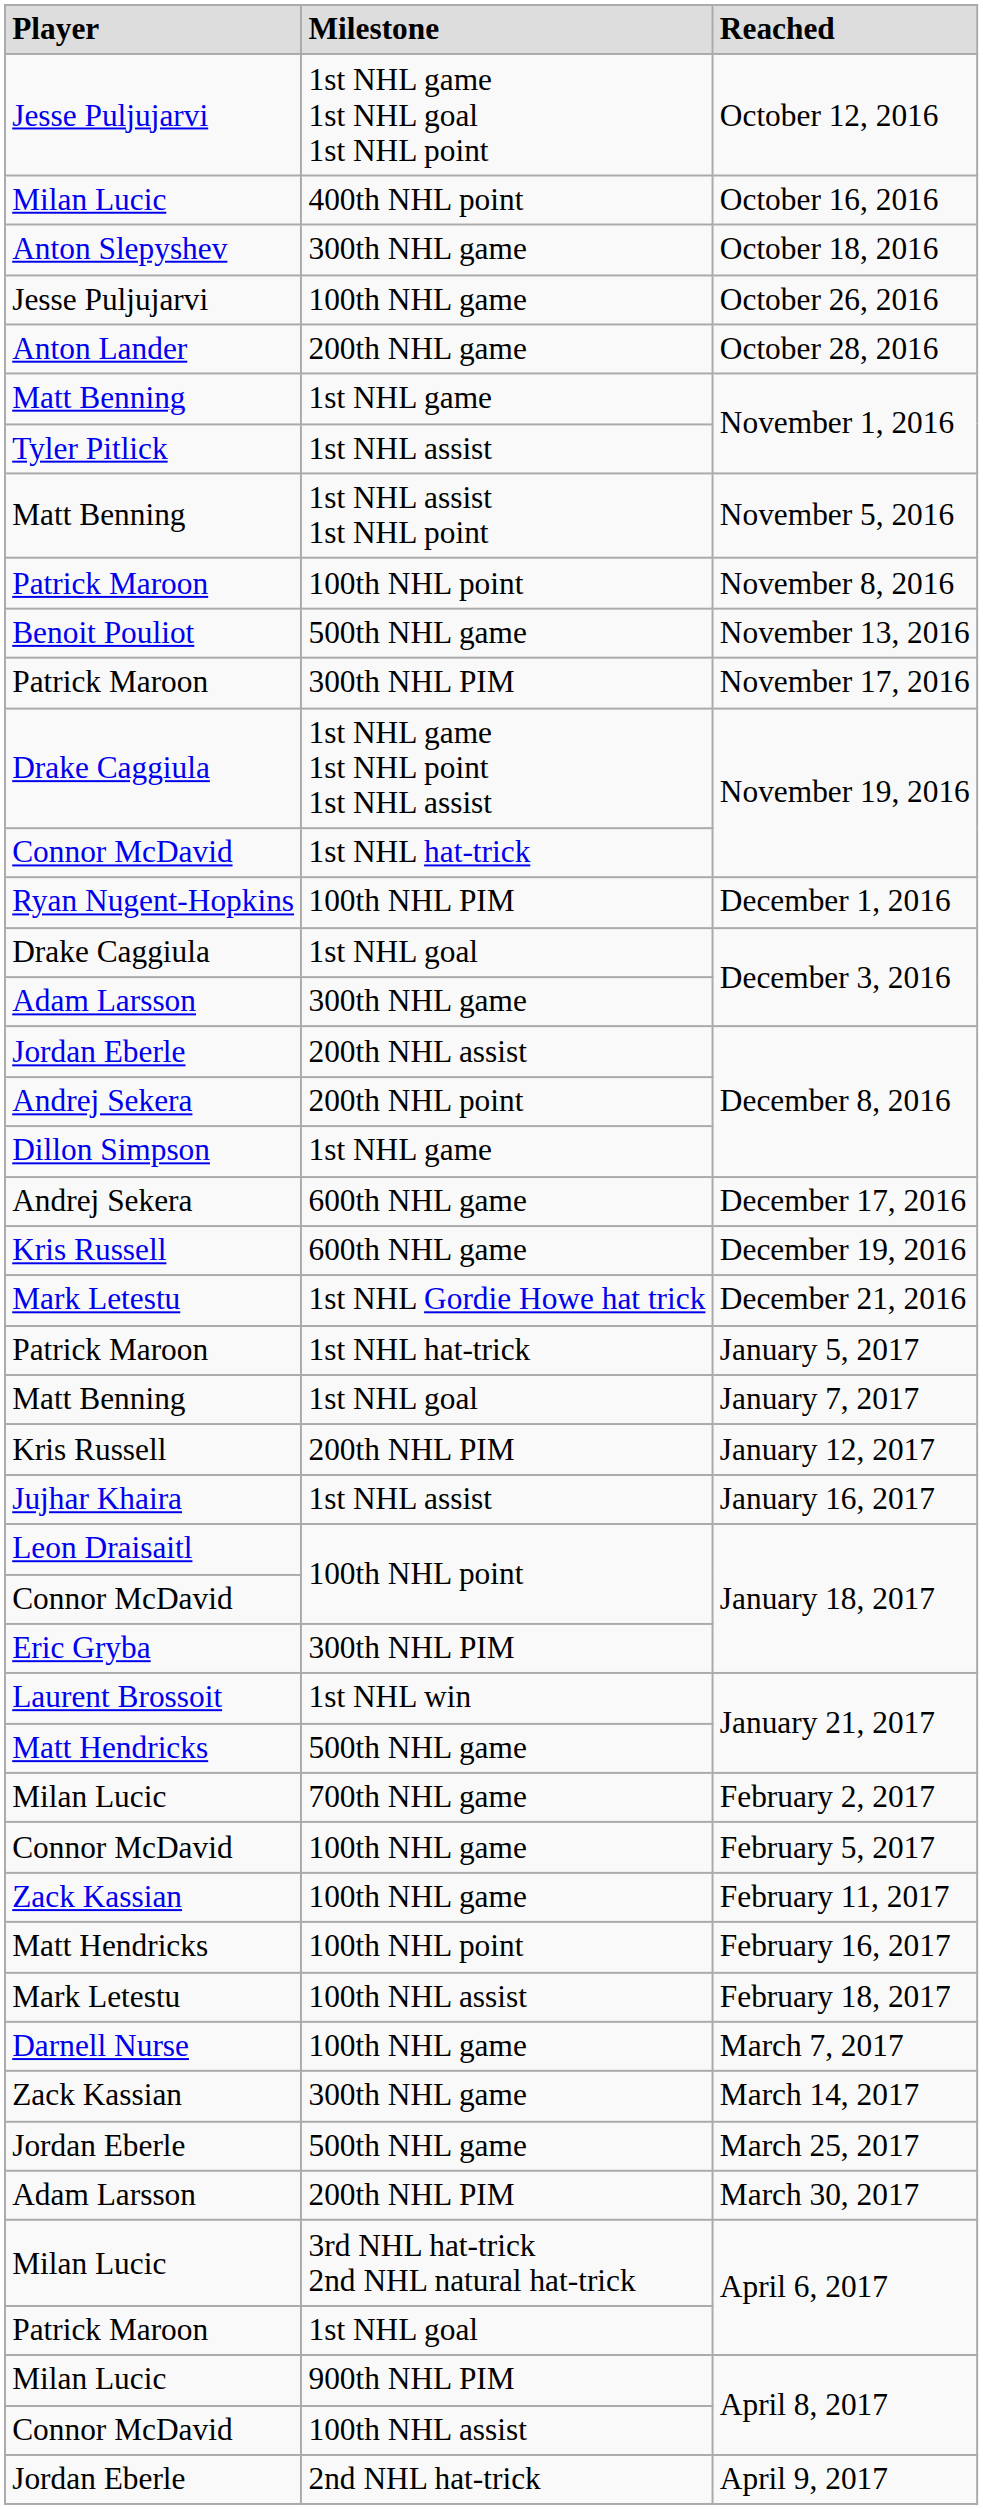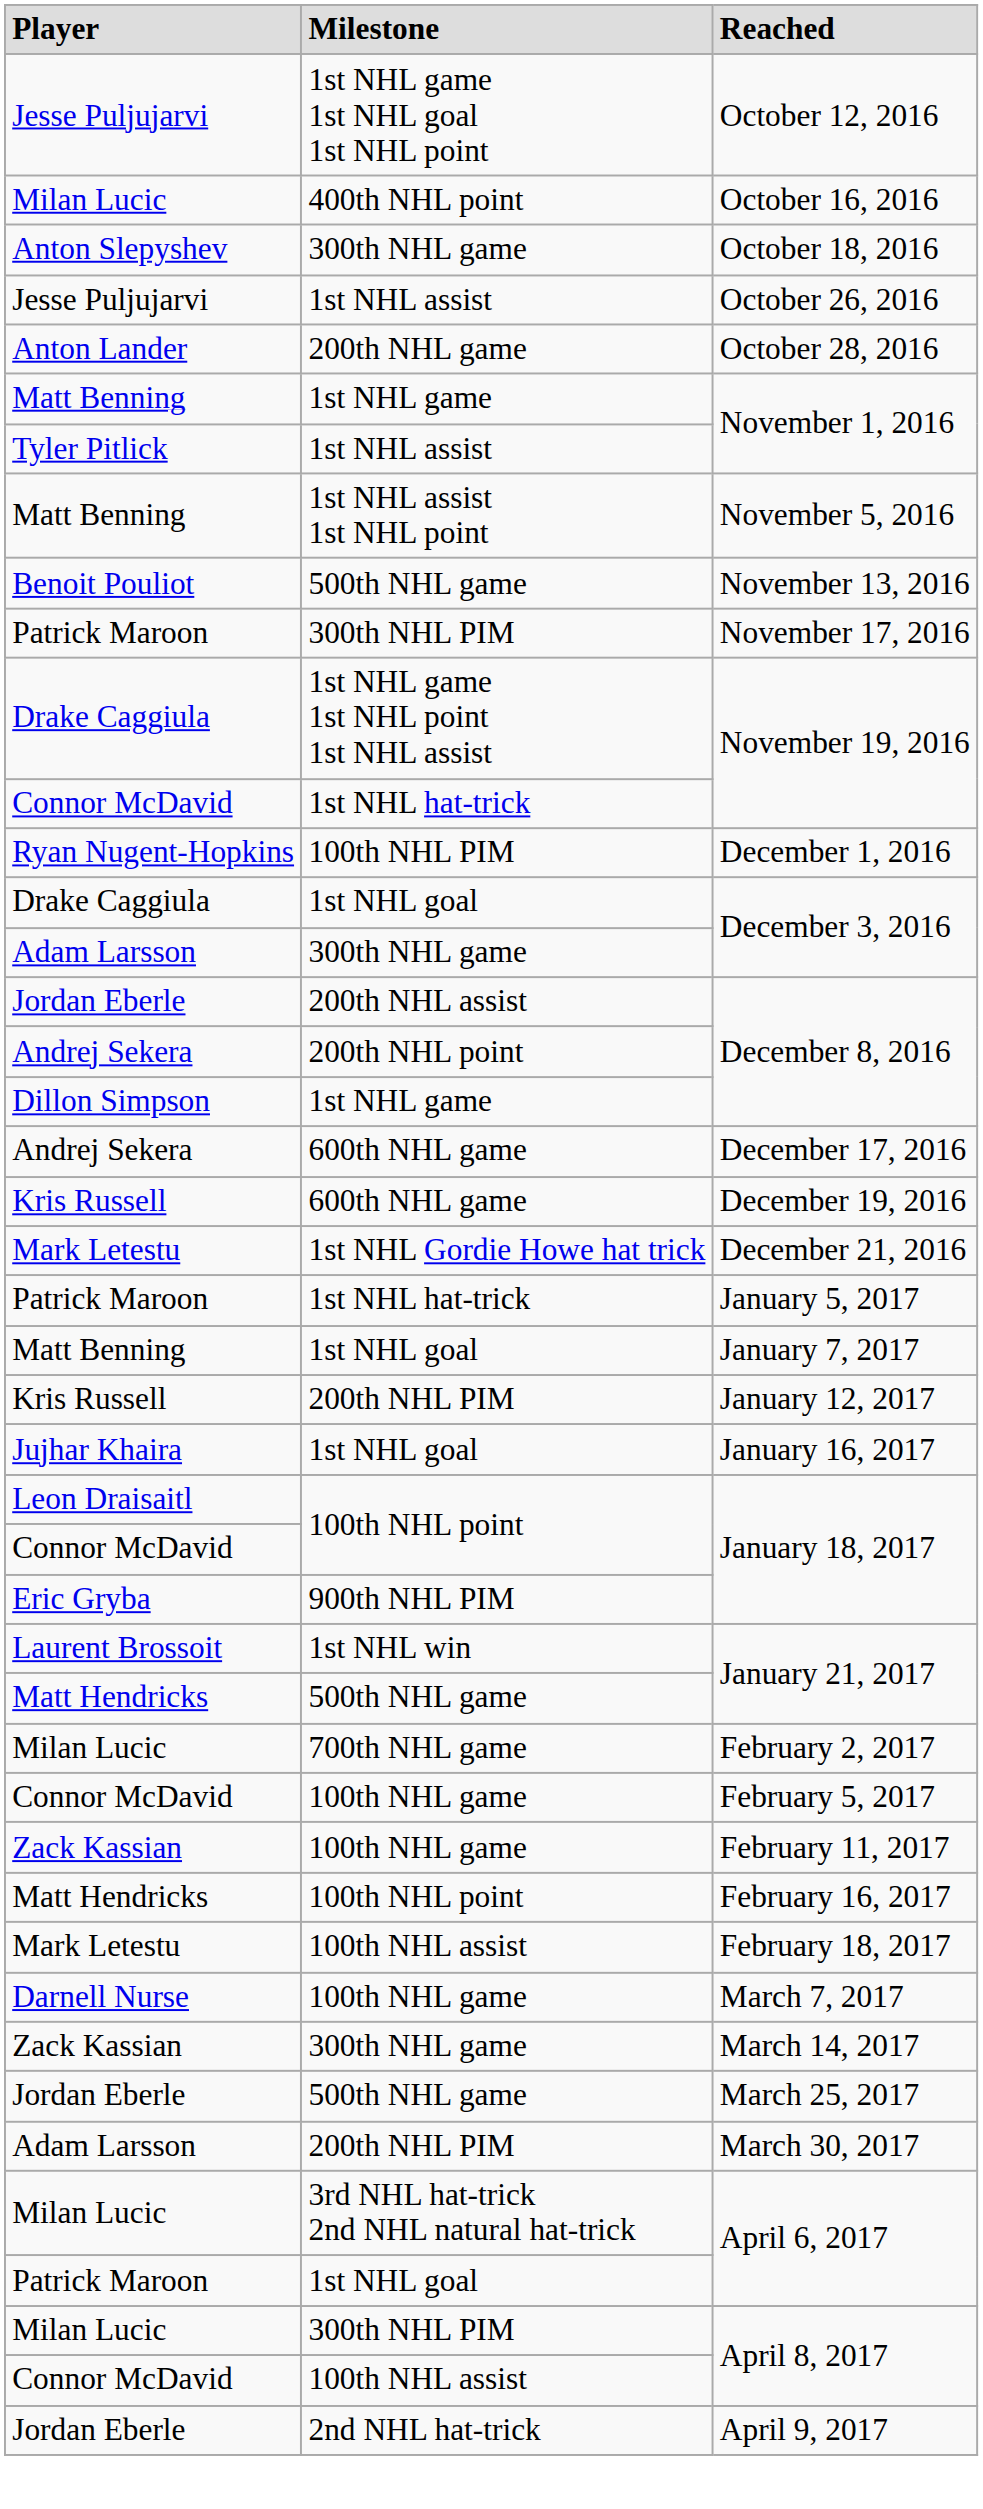(418, 298) 100th NHL game -> (400, 298) 1st NHL assist
- row: (110, 582)
(400, 1498) 1st NHL assist -> (393, 1449) 1st NHL goal
(412, 1648) 300th NHL PIM -> (412, 1598) 900th NHL PIM
(412, 2379) 900th NHL PIM -> (412, 2329) 300th NHL PIM
